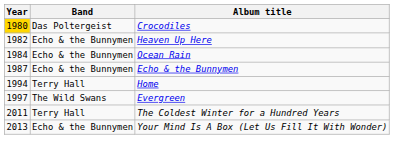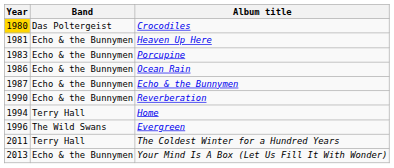(17, 40) 1982 -> (17, 40) 1981
+ row: (161, 55)
(17, 55) 1984 -> (17, 69) 1986
+ row: (172, 98)
(17, 98) 1997 -> (17, 127) 1996
